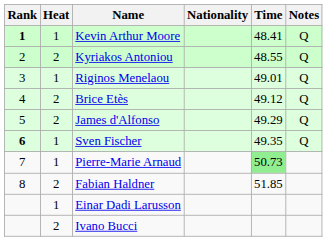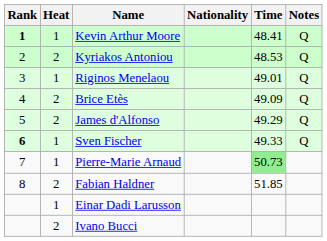(268, 57) 48.55 -> (268, 57) 48.53
(268, 99) 49.12 -> (268, 99) 49.09
(268, 141) 49.35 -> (268, 141) 49.33
